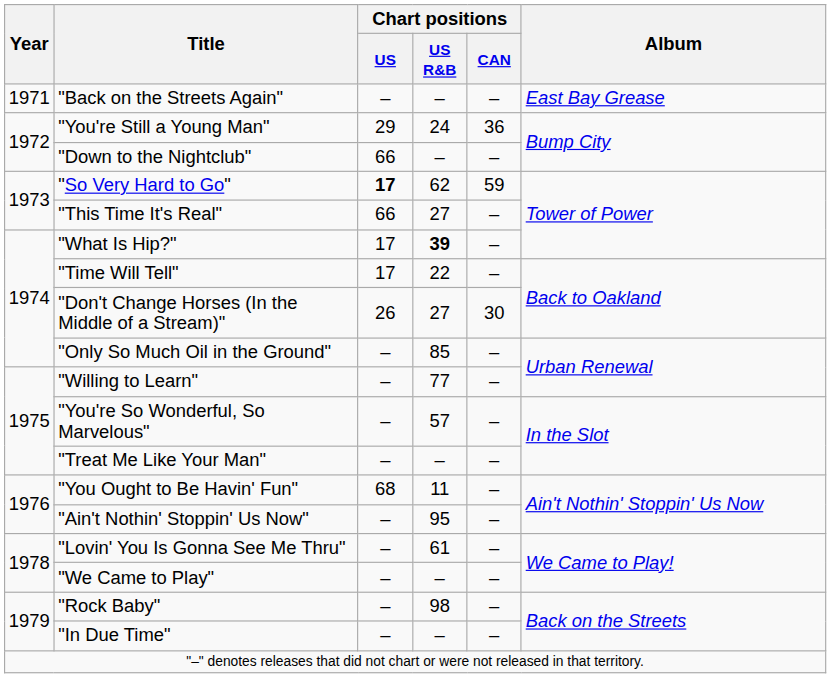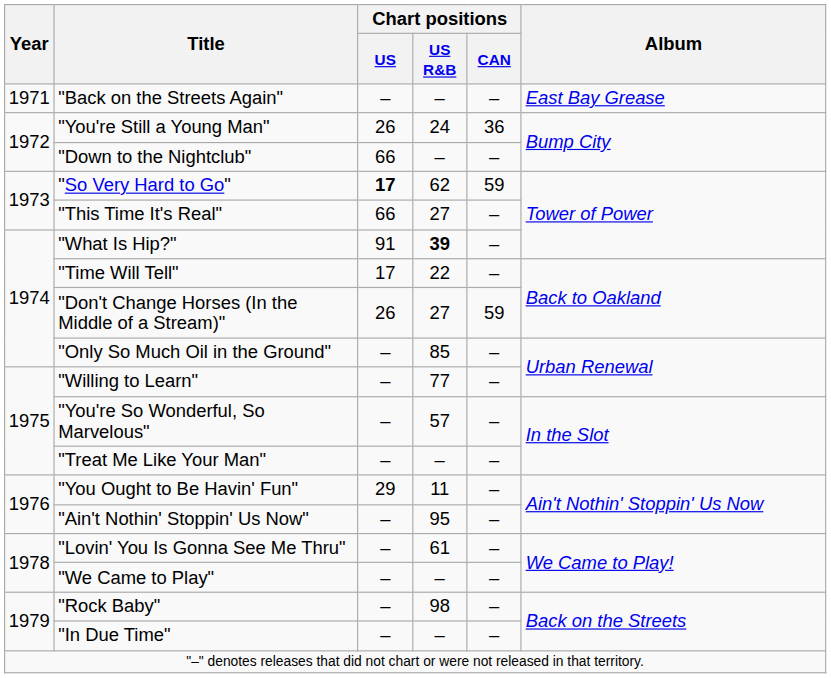(385, 127) 29 -> (385, 127) 26
(385, 244) 17 -> (385, 244) 91
(494, 312) 30 -> (494, 312) 59
(385, 489) 68 -> (385, 489) 29
